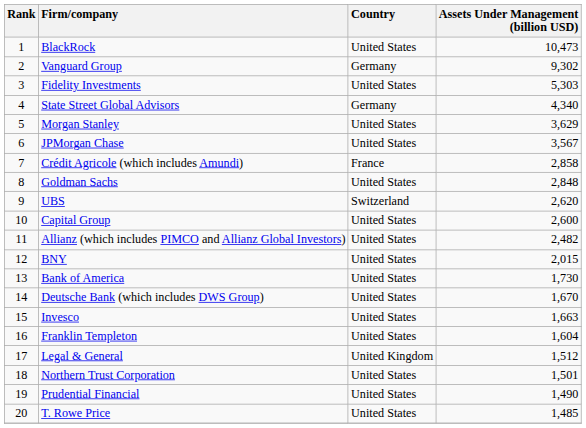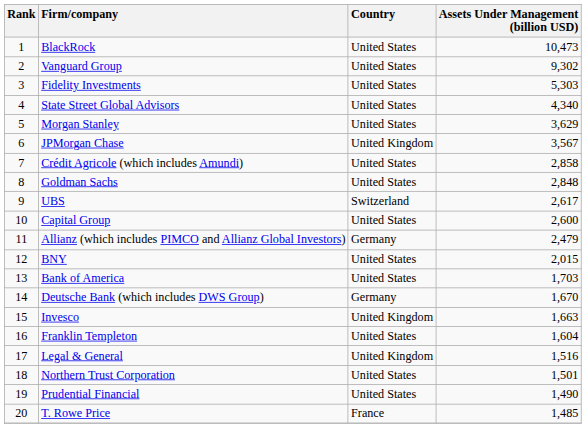(374, 66) Germany -> (384, 66) United States
(374, 104) Germany -> (384, 104) United States
(384, 143) United States -> (392, 143) United Kingdom
(368, 162) France -> (384, 162) United States
(565, 201) 2,620 -> (565, 201) 2,617
(384, 239) United States -> (374, 239) Germany
(565, 239) 2,482 -> (565, 239) 2,479
(565, 278) 1,730 -> (565, 278) 1,703
(384, 297) United States -> (374, 297) Germany
(384, 317) United States -> (392, 317) United Kingdom
(565, 355) 1,512 -> (565, 355) 1,516
(384, 413) United States -> (368, 413) France
